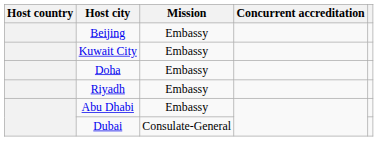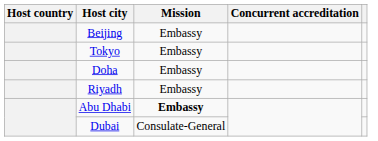+ row: (105, 51)
- row: (108, 51)
(187, 107) normal -> (181, 107) bold
